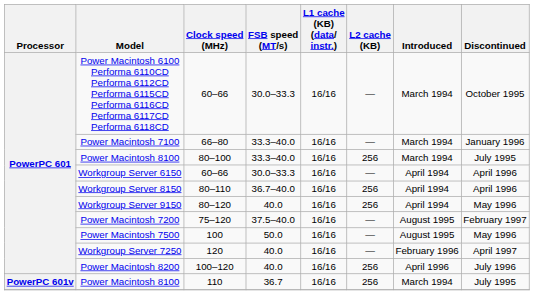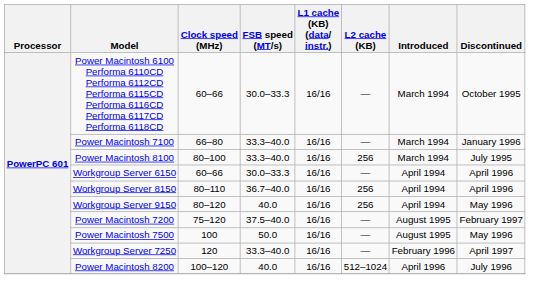(273, 251) 40.0 -> (268, 251) 33.3–40.0
(370, 267) 256 -> (365, 267) 512–1024
- row: (130, 282)
